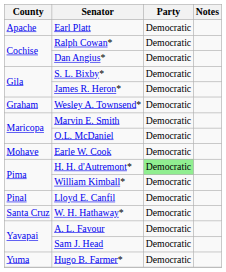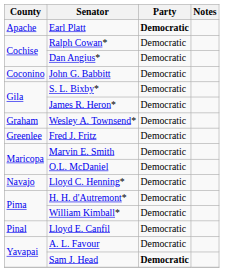(168, 27) normal -> (165, 27) bold
+ row: (80, 74)
+ row: (73, 136)
- row: (83, 151)
+ row: (87, 182)
(168, 167) lightgreen background -> (163, 197) no background
- row: (89, 213)
(168, 244) normal -> (165, 259) bold
- row: (88, 259)
